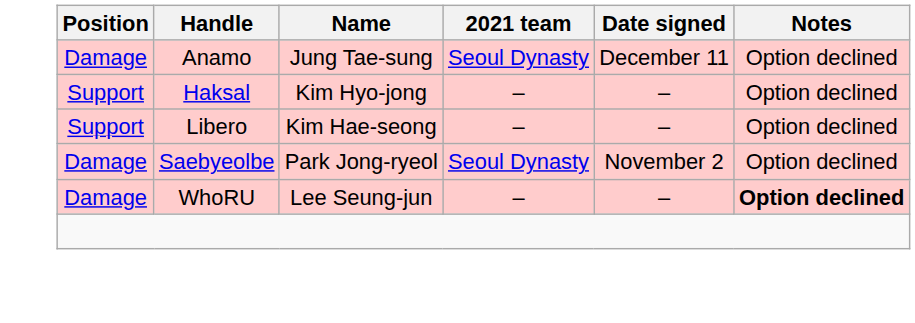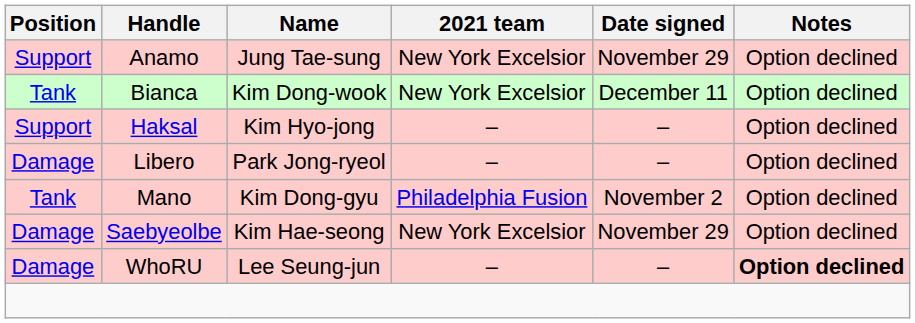(106, 58) Damage -> (53, 58) Support
(519, 58) Seoul Dynasty -> (492, 58) New York Excelsior
(664, 58) December 11 -> (663, 58) November 29
+ row: (164, 92)
(106, 127) Support -> (53, 162) Damage
(361, 127) Kim Hae-seong -> (309, 162) Park Jong-ryeol
+ row: (164, 196)
(361, 162) Park Jong-ryeol -> (309, 231) Kim Hae-seong
(519, 162) Seoul Dynasty -> (492, 231) New York Excelsior
(664, 162) November 2 -> (663, 231) November 29
